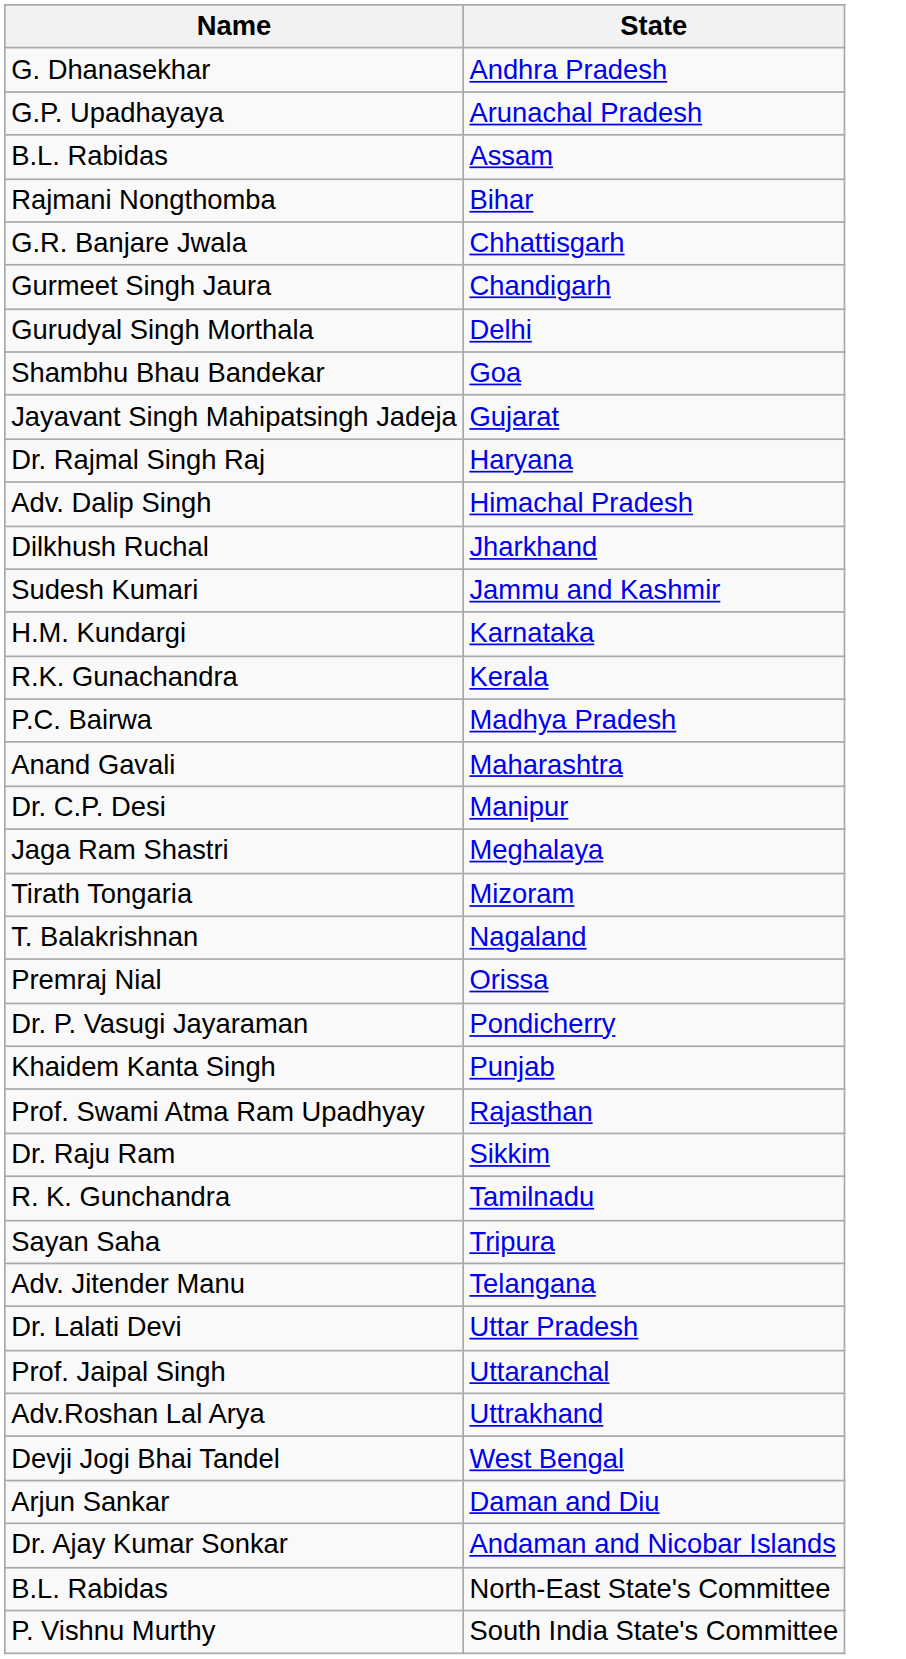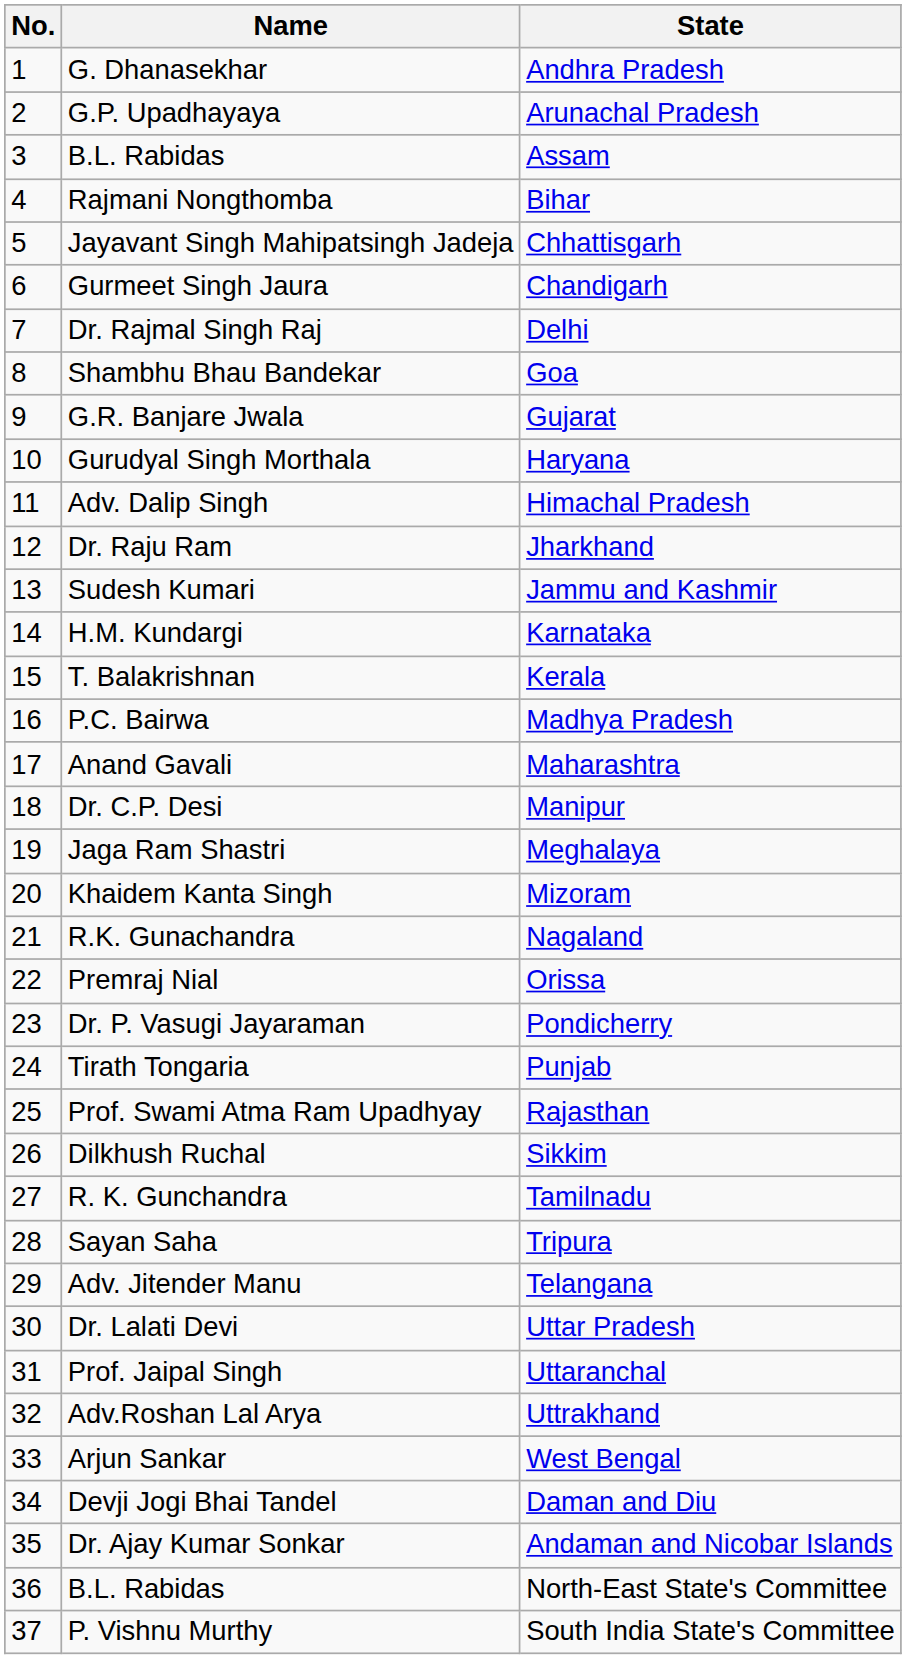+ column: (33, 26)
(129, 243) G.R. Banjare Jwala -> (291, 243) Jayavant Singh Mahipatsingh Jadeja
(162, 329) Gurudyal Singh Morthala -> (195, 329) Dr. Rajmal Singh Raj
(234, 416) Jayavant Singh Mahipatsingh Jadeja -> (186, 416) G.R. Banjare Jwala
(138, 460) Dr. Rajmal Singh Raj -> (219, 460) Gurudyal Singh Morthala
(110, 546) Dilkhush Ruchal -> (150, 546) Dr. Raju Ram
(124, 677) R.K. Gunachandra -> (161, 677) T. Balakrishnan
(102, 894) Tirath Tongaria -> (200, 894) Khaidem Kanta Singh
(105, 937) T. Balakrishnan -> (181, 937) R.K. Gunachandra
(143, 1067) Khaidem Kanta Singh -> (158, 1067) Tirath Tongaria
(93, 1154) Dr. Raju Ram -> (167, 1154) Dilkhush Ruchal
(146, 1458) Devji Jogi Bhai Tandel -> (147, 1458) Arjun Sankar
(90, 1501) Arjun Sankar -> (202, 1501) Devji Jogi Bhai Tandel
